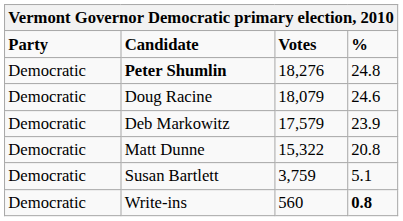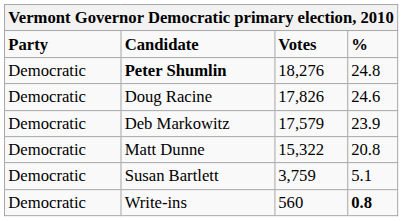(301, 96) 18,079 -> (301, 96) 17,826
